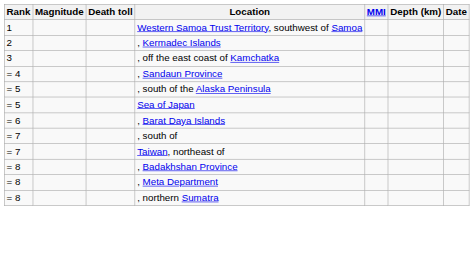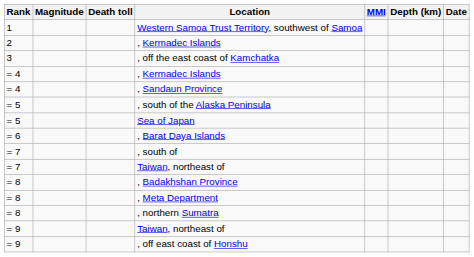+ row: (13, 74)
+ row: (13, 228)
+ row: (13, 244)
